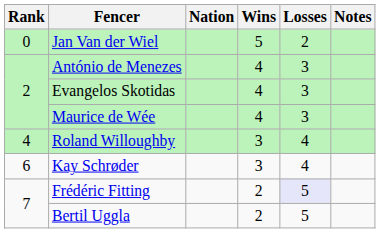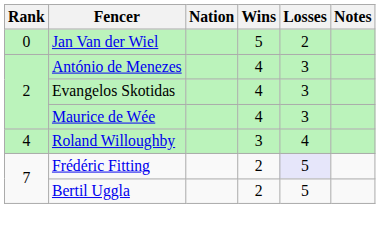- row: (95, 166)
